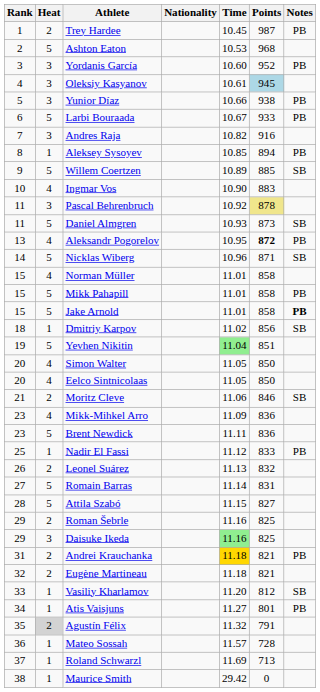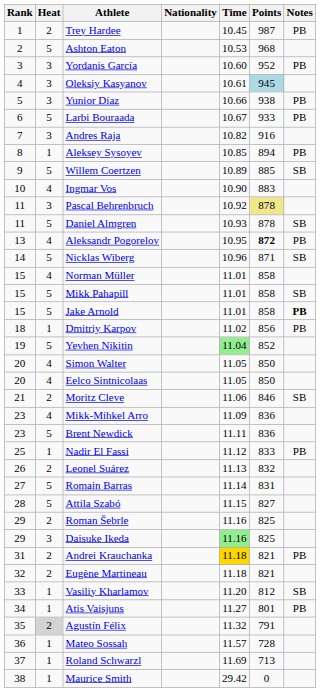(267, 223) 873 -> (267, 223) 878
(300, 293) PB -> (300, 293) SB
(300, 328) SB -> (300, 328) PB
(267, 345) 851 -> (267, 345) 852
